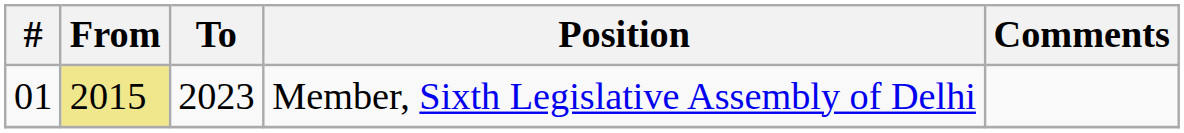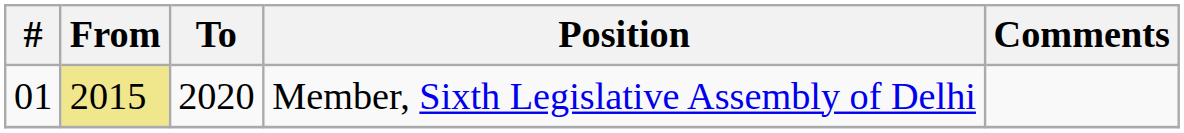(216, 95) 2023 -> (216, 95) 2020
